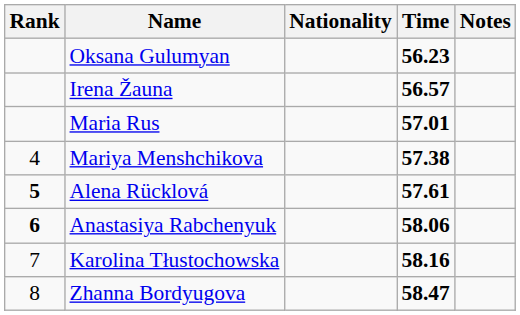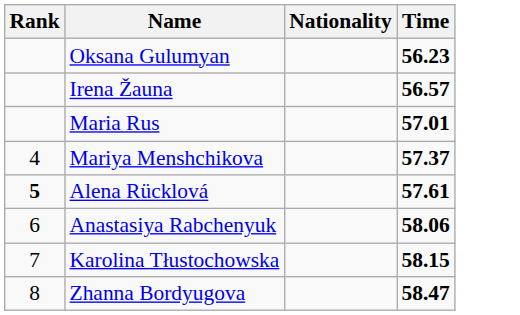- column: (485, 21)
(426, 157) 57.38 -> (426, 157) 57.37
(35, 225) bold -> (35, 225) normal
(426, 259) 58.16 -> (426, 259) 58.15
